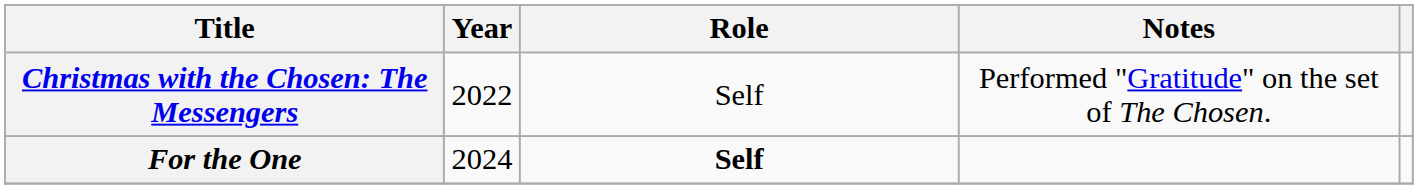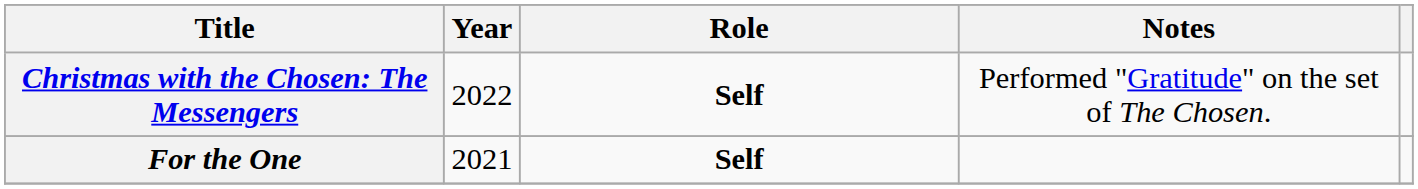(739, 93) normal -> (739, 93) bold
(482, 159) 2024 -> (482, 159) 2021
